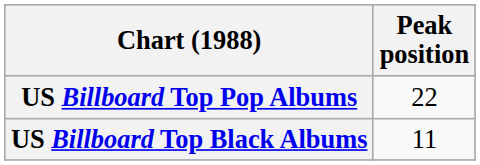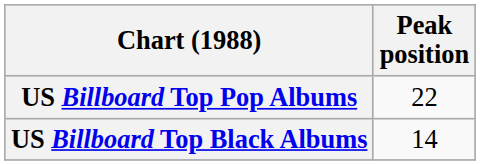(424, 138) 11 -> (424, 138) 14
